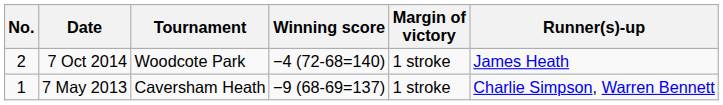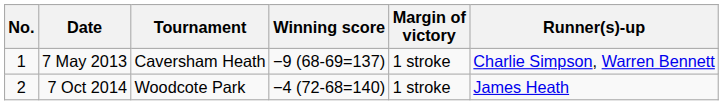rows swapped: (85, 87) <-> (87, 62)
